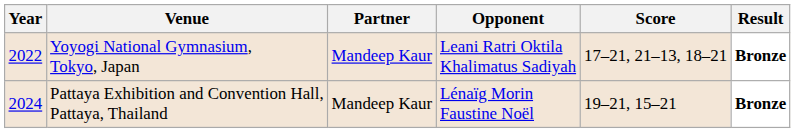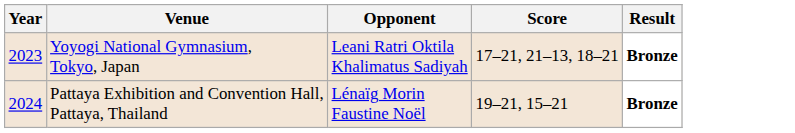- column: (382, 18)
(25, 56) 2022 -> (25, 56) 2023
